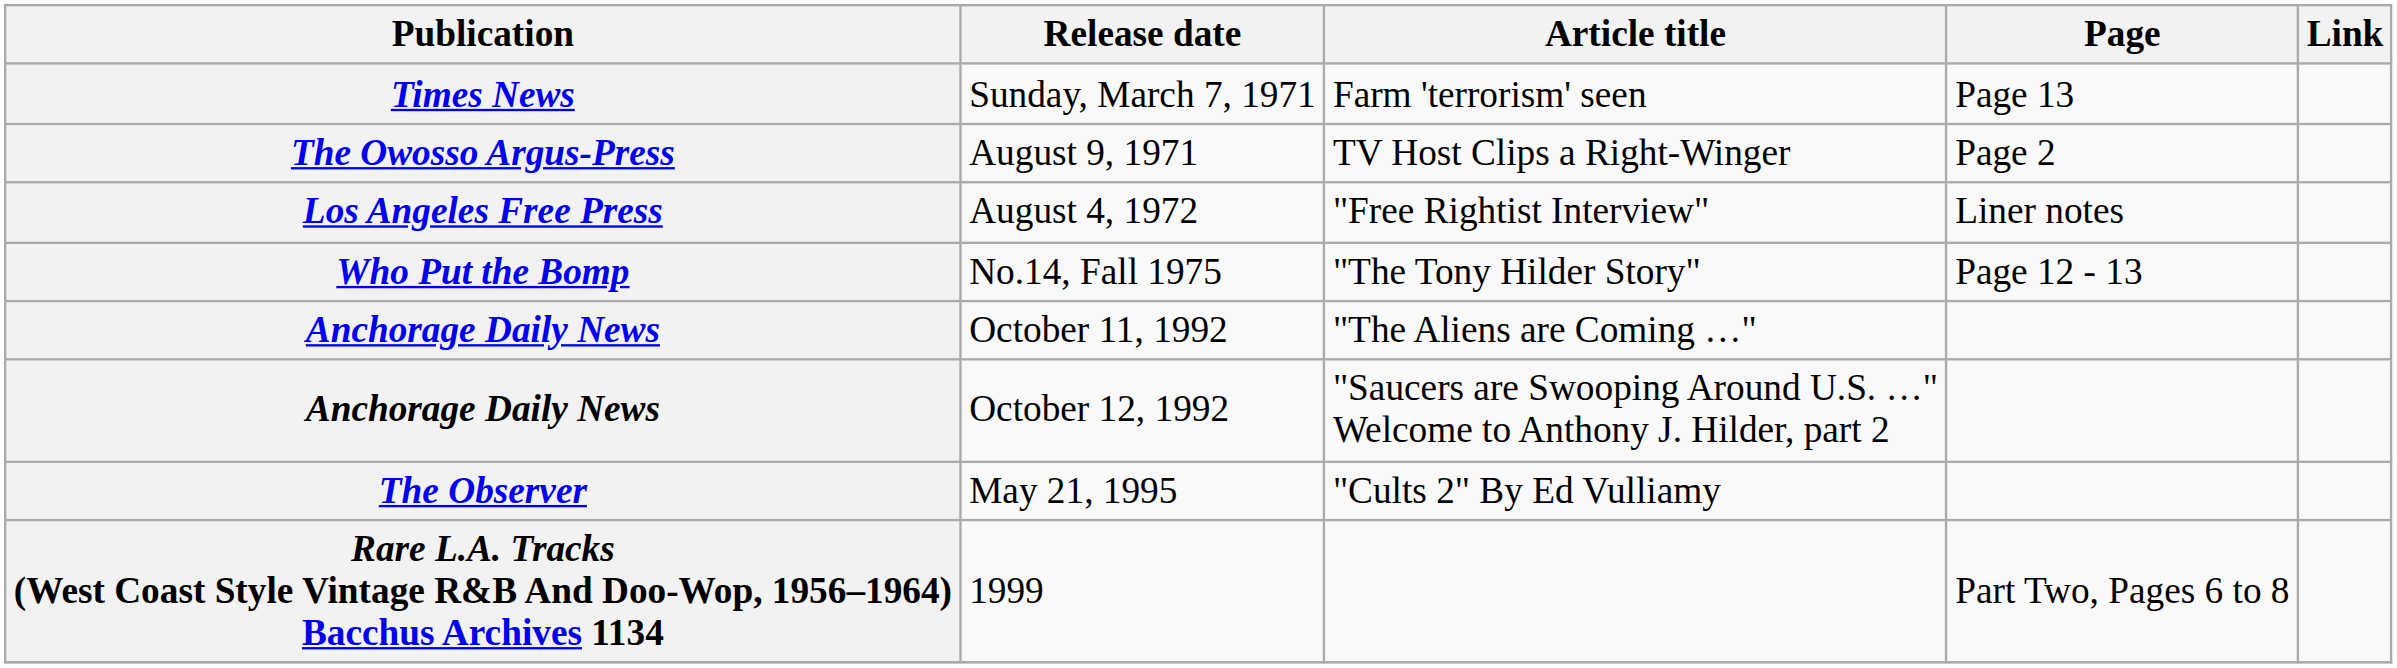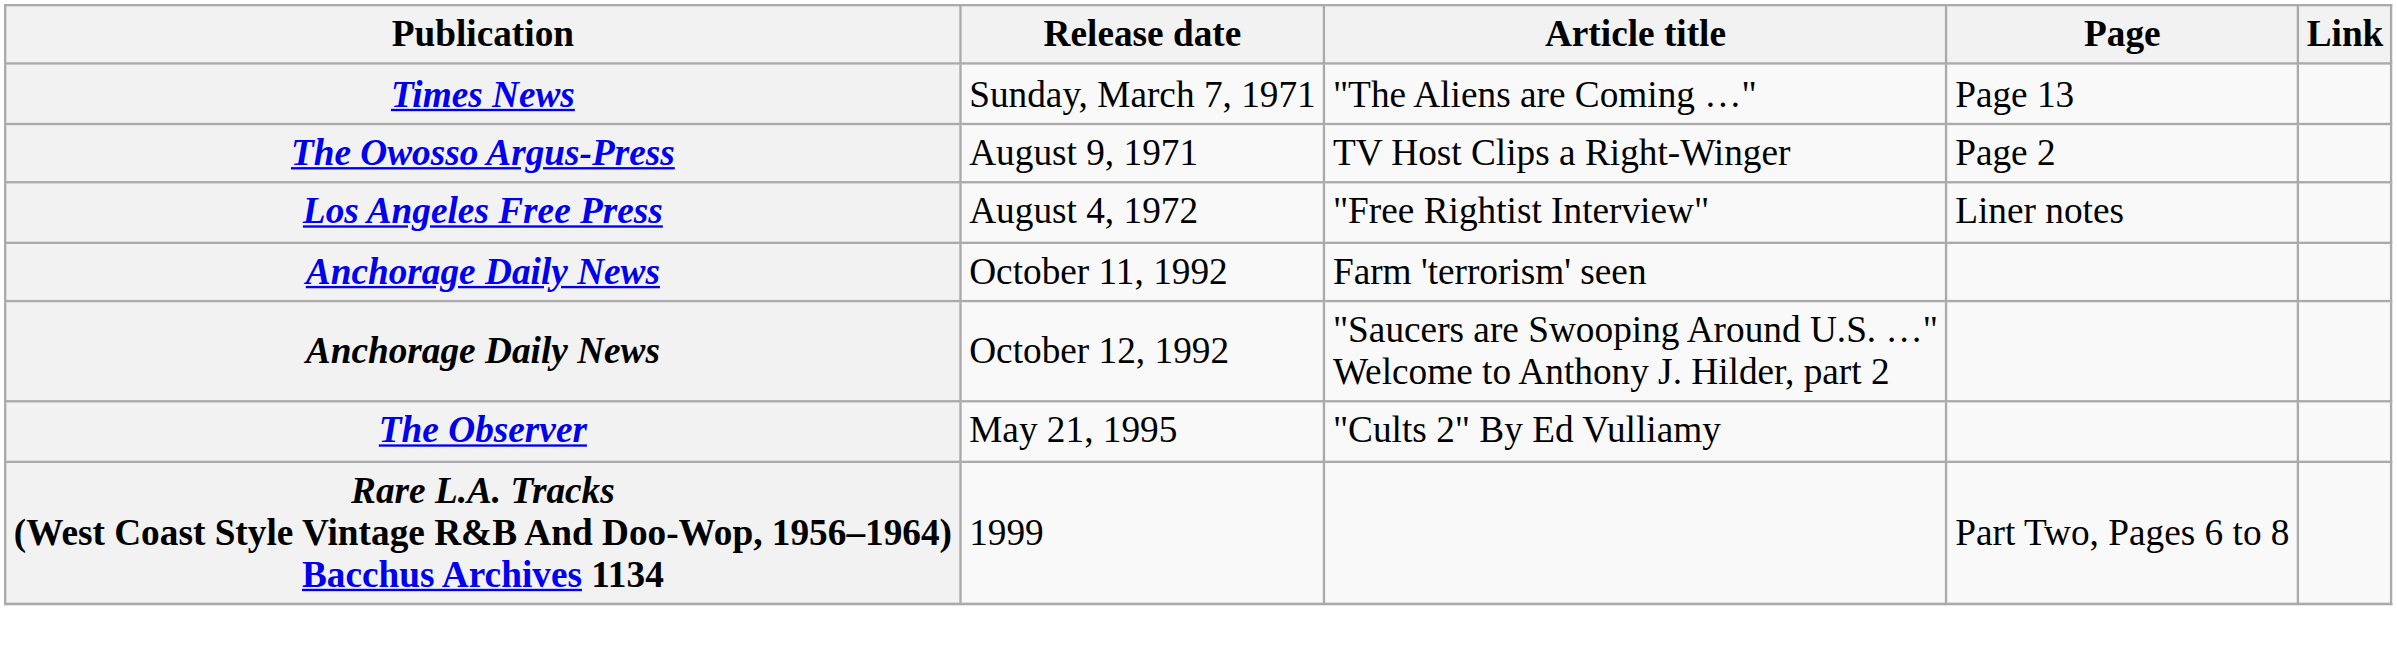(1490, 93) Farm 'terrorism' seen -> (1545, 93) "The Aliens are Coming …"
- row: (1096, 270)
(1545, 329) "The Aliens are Coming …" -> (1490, 270) Farm 'terrorism' seen
